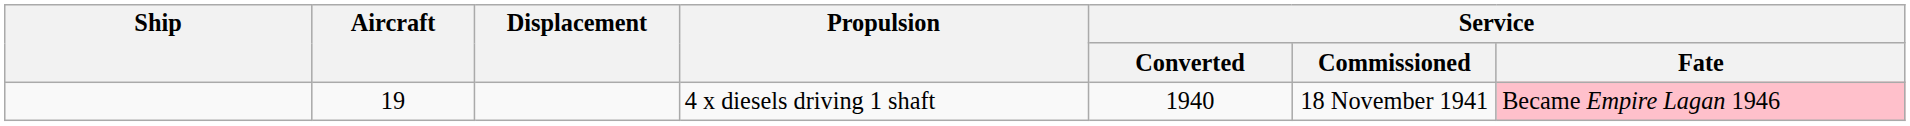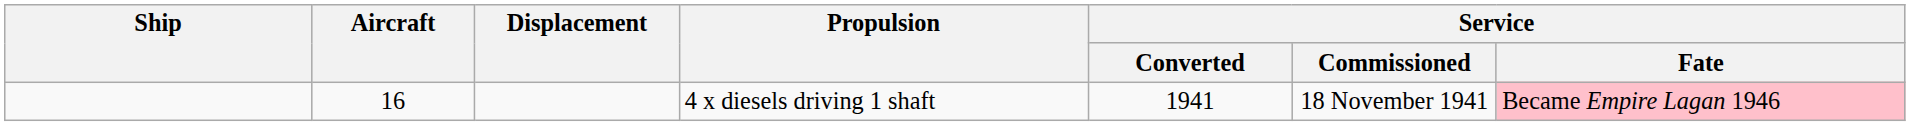(393, 100) 19 -> (393, 100) 16
(1190, 100) 1940 -> (1190, 100) 1941
